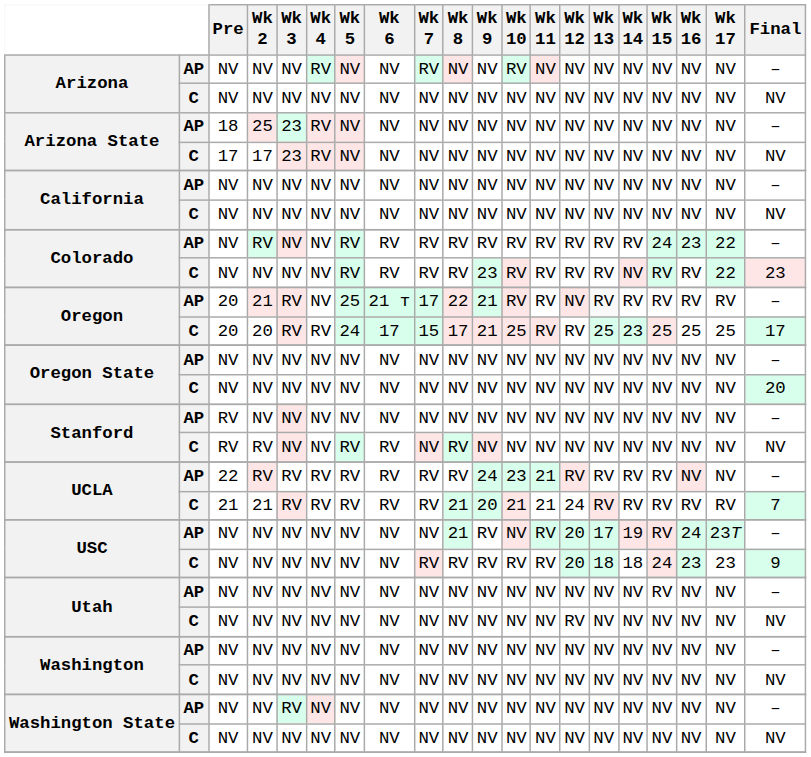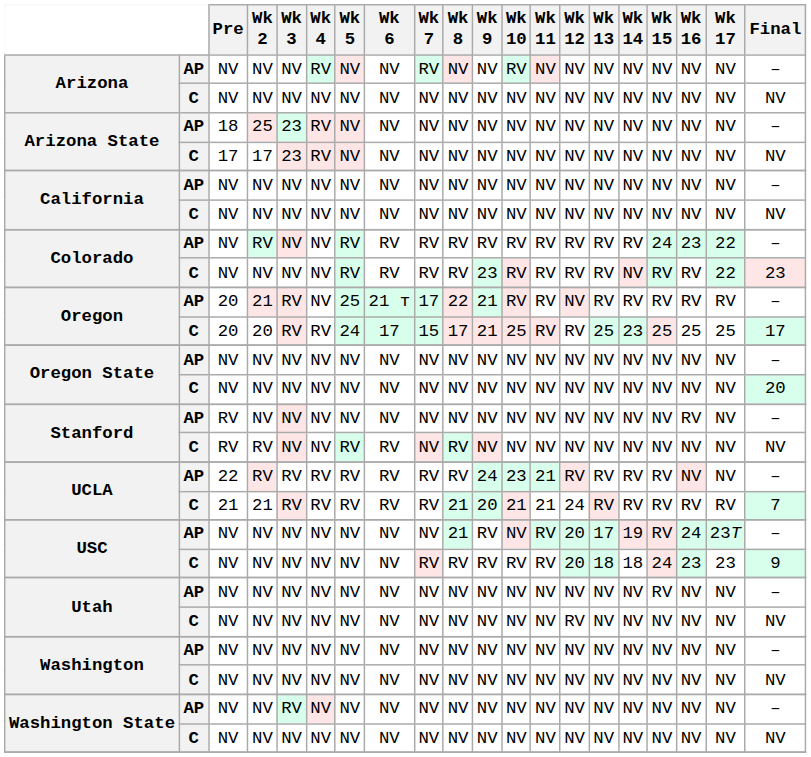(691, 418) NV -> (691, 418) RV
